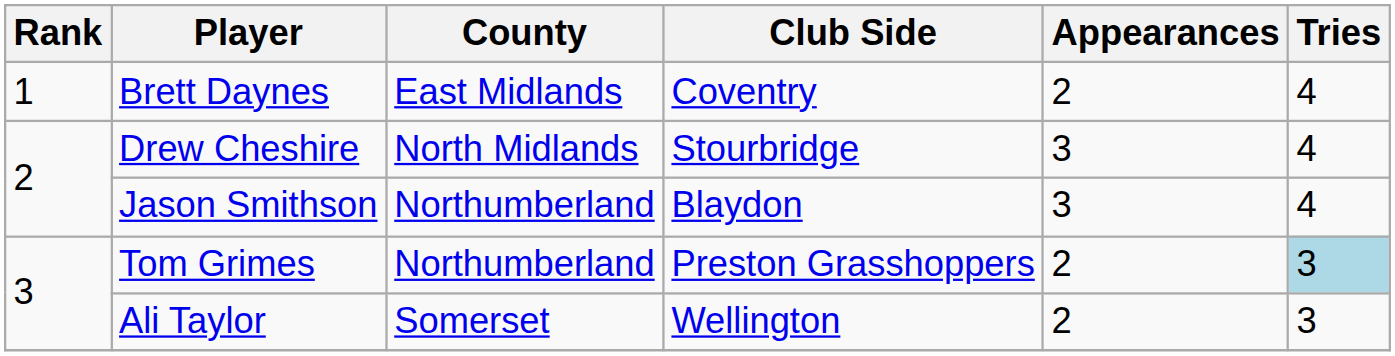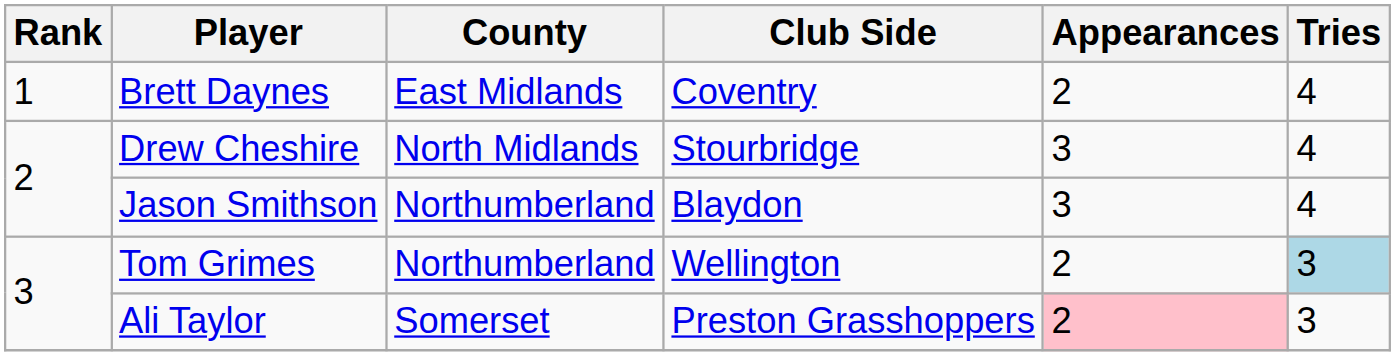(853, 263) Preston Grasshoppers -> (756, 263) Wellington
(756, 321) Wellington -> (853, 321) Preston Grasshoppers
(1062, 321) no background -> (1062, 321) pink background
